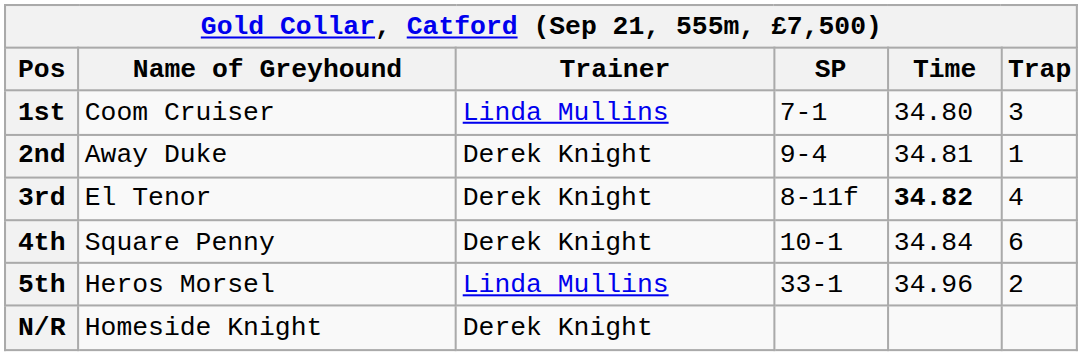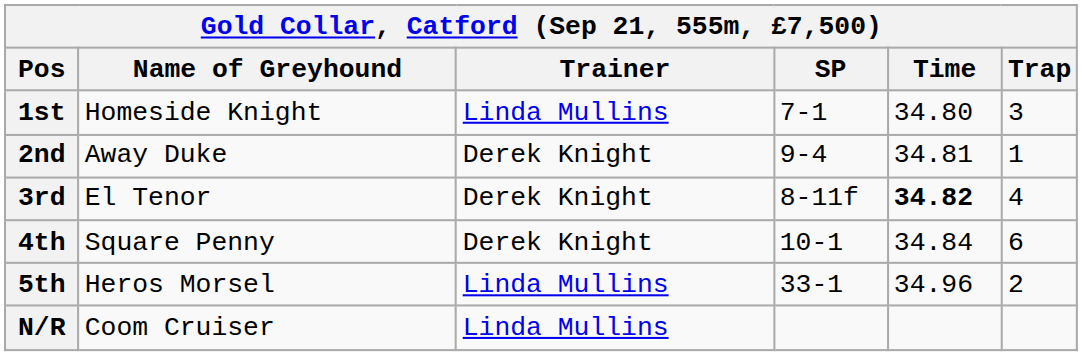(180, 113) Coom Cruiser -> (204, 113) Homeside Knight
(204, 328) Homeside Knight -> (180, 328) Coom Cruiser
(558, 328) Derek Knight -> (566, 328) Linda Mullins
